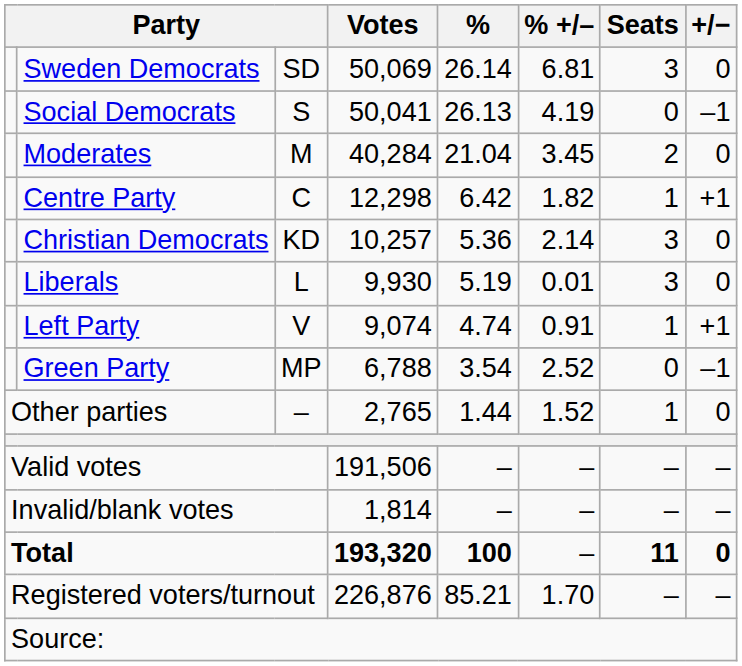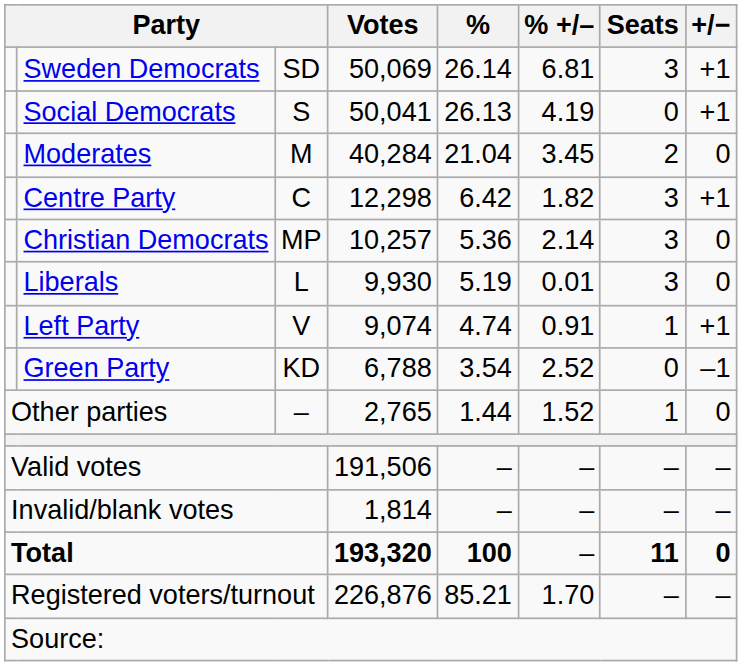(723, 68) 0 -> (715, 68) +1
(715, 111) –1 -> (715, 111) +1
(671, 197) 1 -> (671, 197) 3
(301, 240) KD -> (301, 240) MP
(301, 369) MP -> (301, 369) KD
